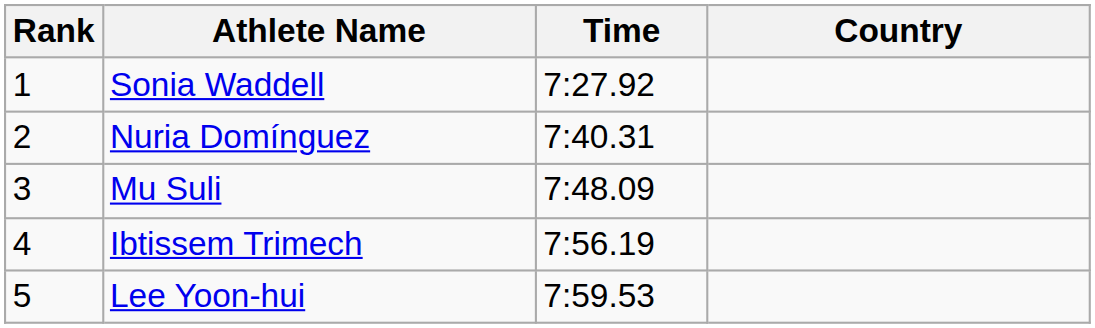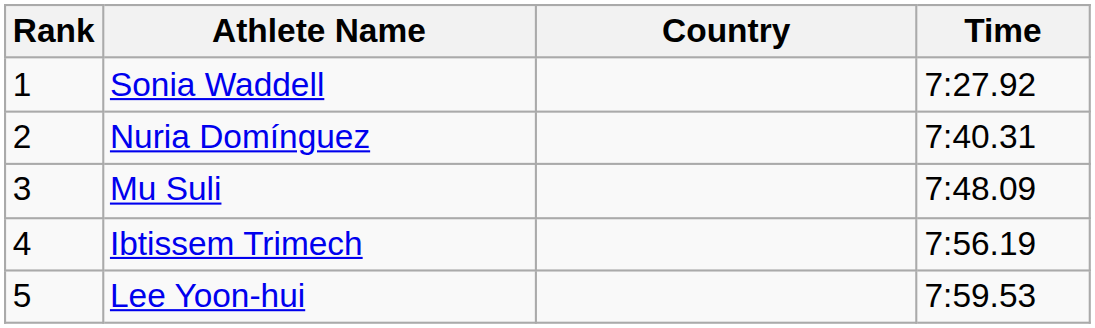columns swapped: (898, 31) <-> (622, 31)
